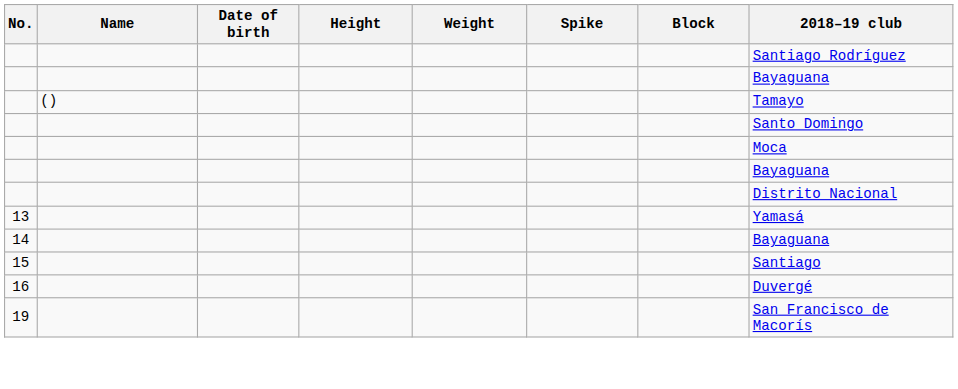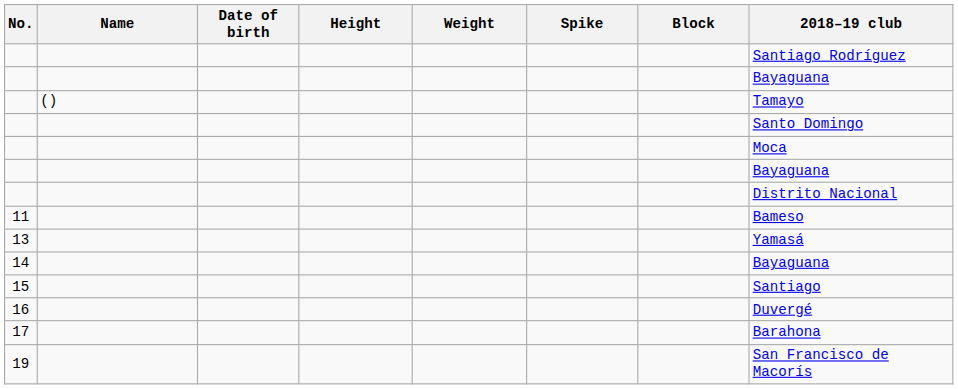+ row: (21, 217)
+ row: (21, 333)
